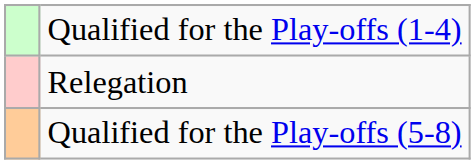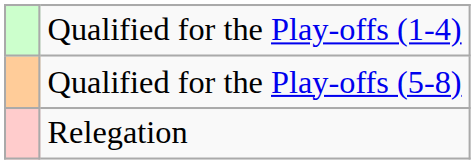rows swapped: (255, 132) <-> (118, 81)
